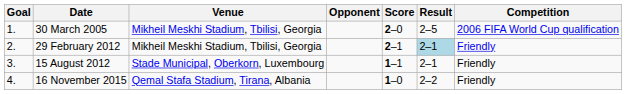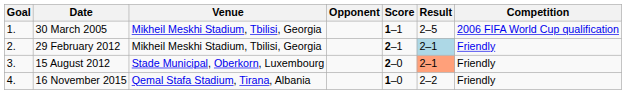(394, 30) 2–0 -> (394, 30) 1–1
(394, 64) 1–1 -> (394, 64) 2–0
(428, 64) no background -> (428, 64) lightsalmon background
